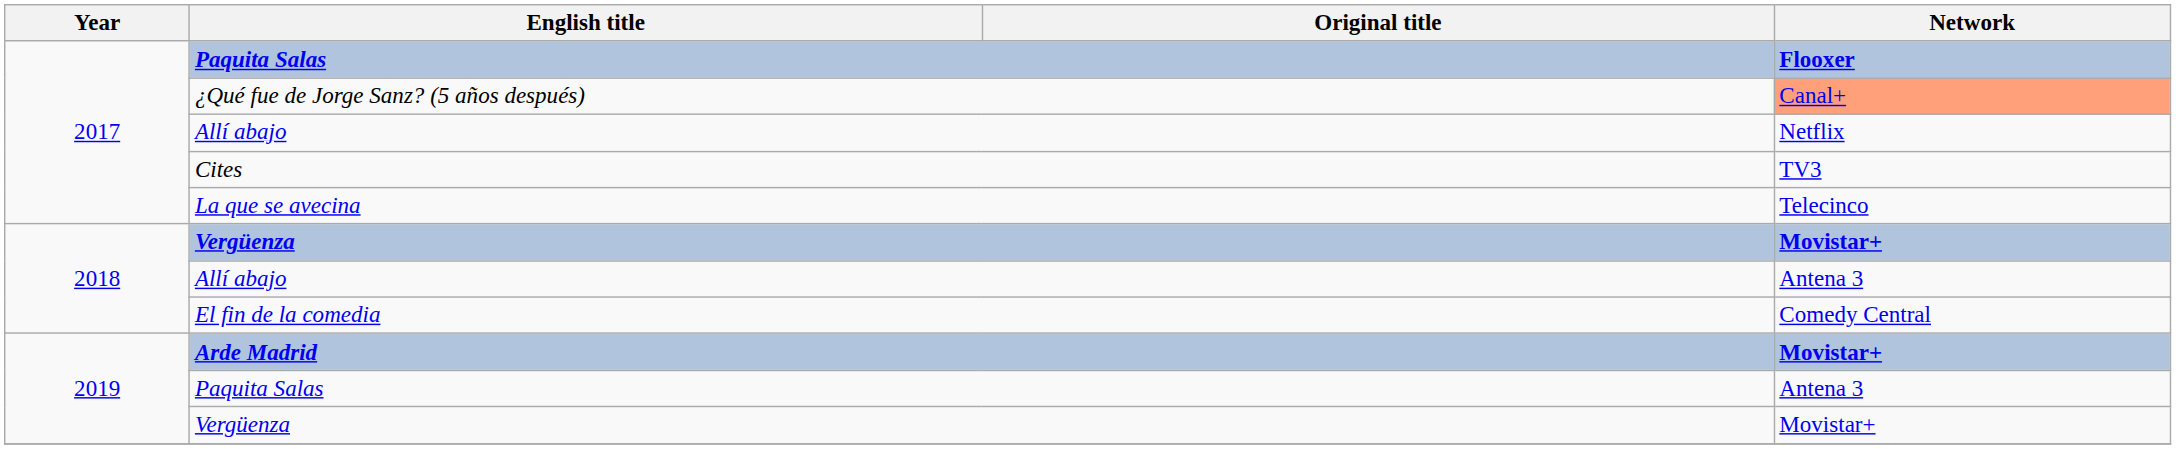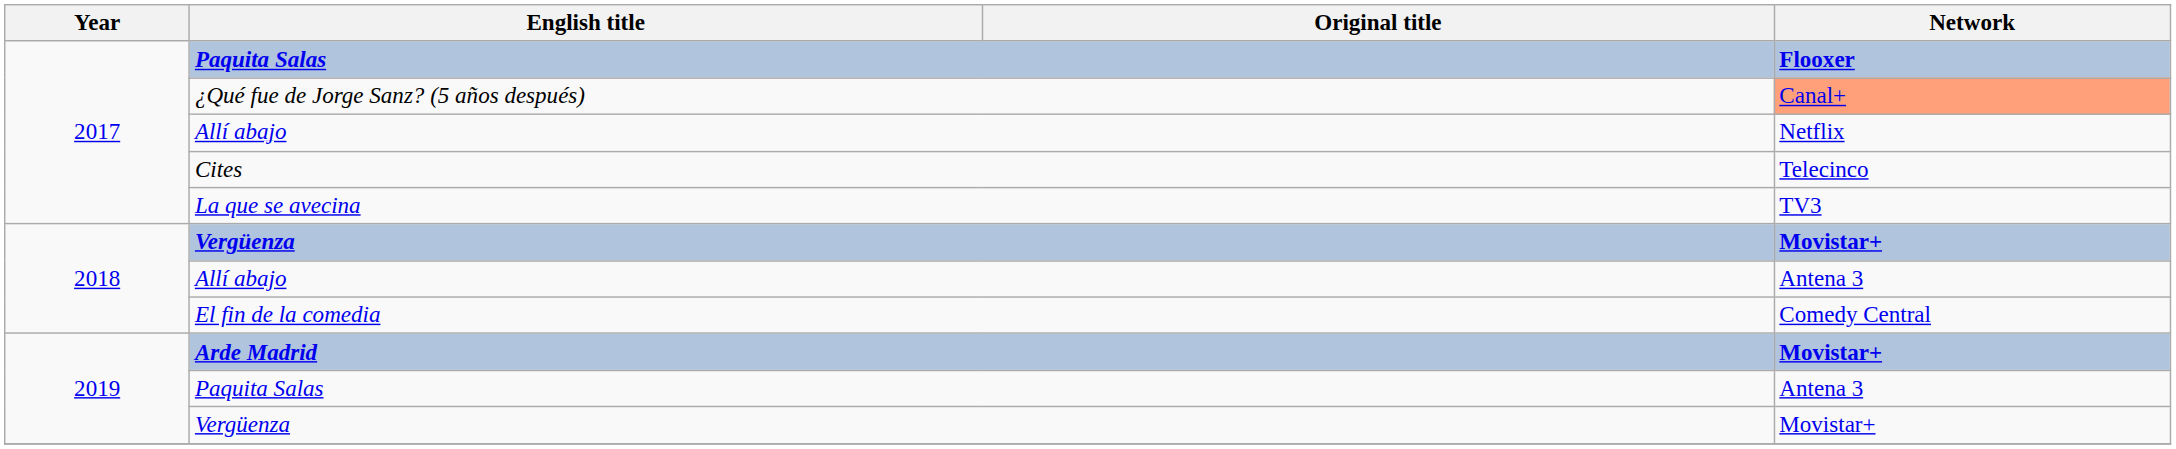(1800, 168) TV3 -> (1824, 168) Telecinco
(1824, 205) Telecinco -> (1800, 205) TV3
